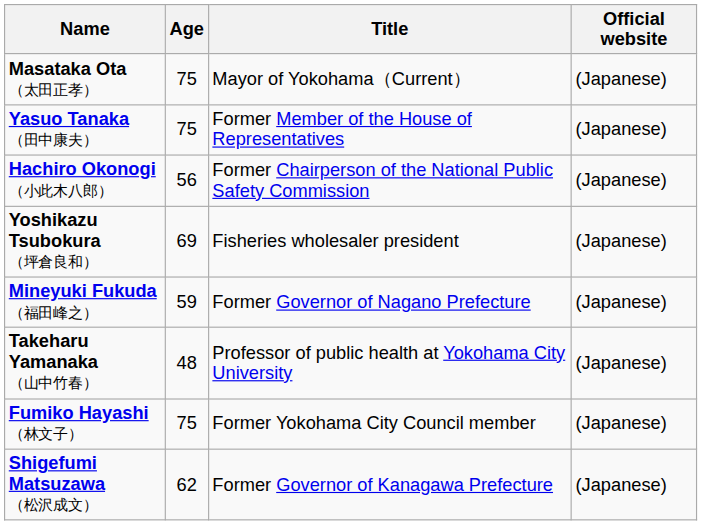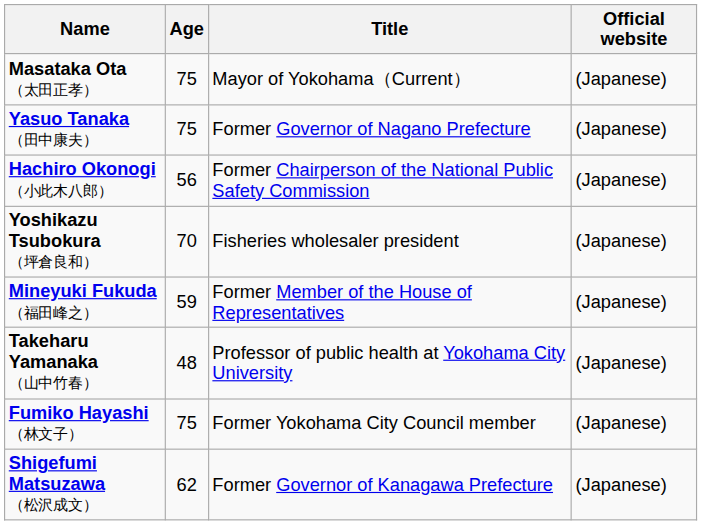(342, 129) Former Member of the House of Representatives -> (372, 129) Former Governor of Nagano Prefecture
(187, 241) 69 -> (187, 241) 70
(372, 302) Former Governor of Nagano Prefecture -> (342, 302) Former Member of the House of Representatives
